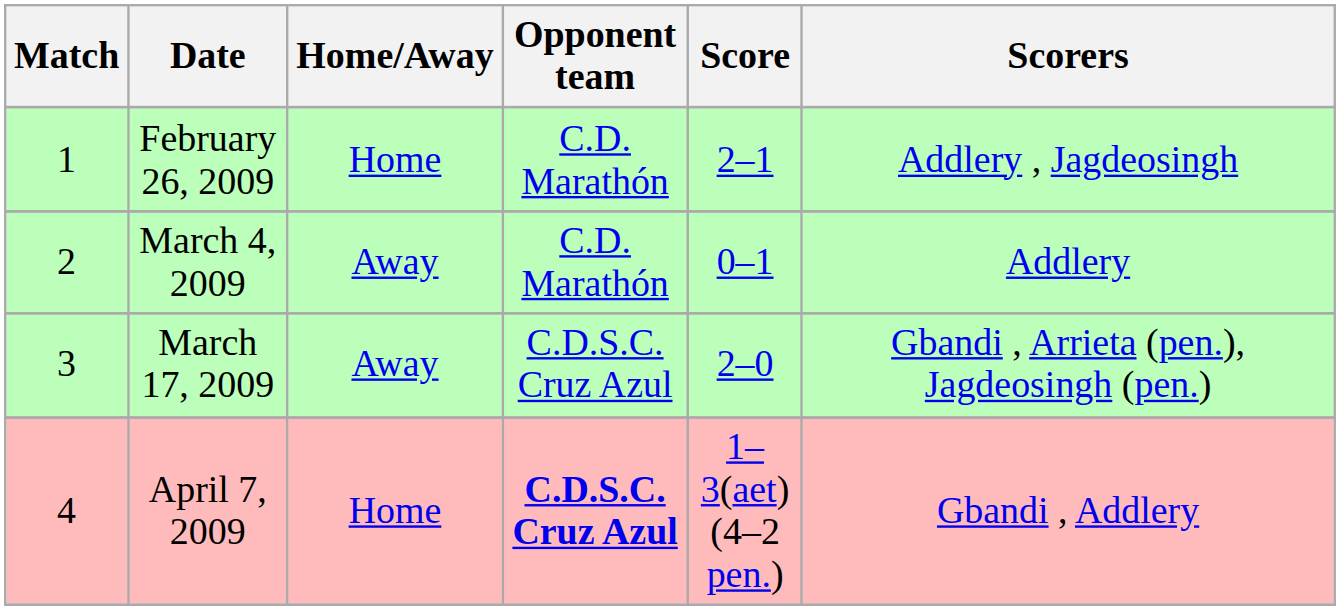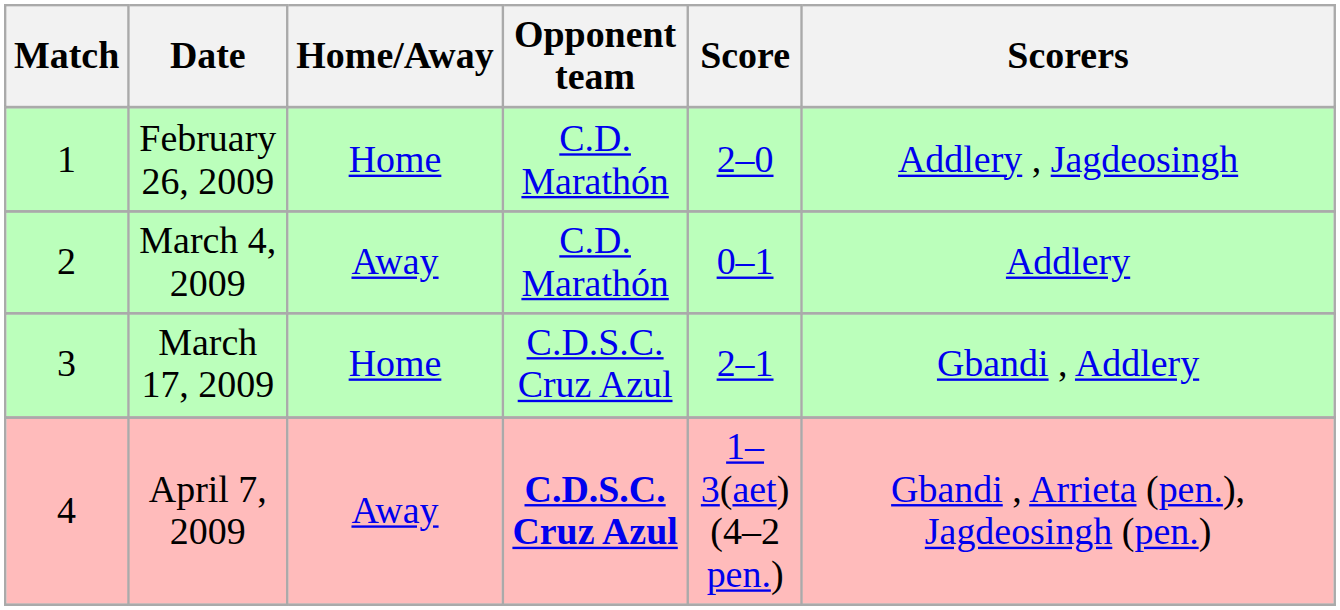(745, 158) 2–1 -> (745, 158) 2–0
(395, 364) Away -> (395, 364) Home
(745, 364) 2–0 -> (745, 364) 2–1
(1068, 364) Gbandi , Arrieta (pen.), Jagdeosingh (pen.) -> (1068, 364) Gbandi , Addlery
(395, 509) Home -> (395, 509) Away
(1068, 509) Gbandi , Addlery -> (1068, 509) Gbandi , Arrieta (pen.), Jagdeosingh (pen.)
